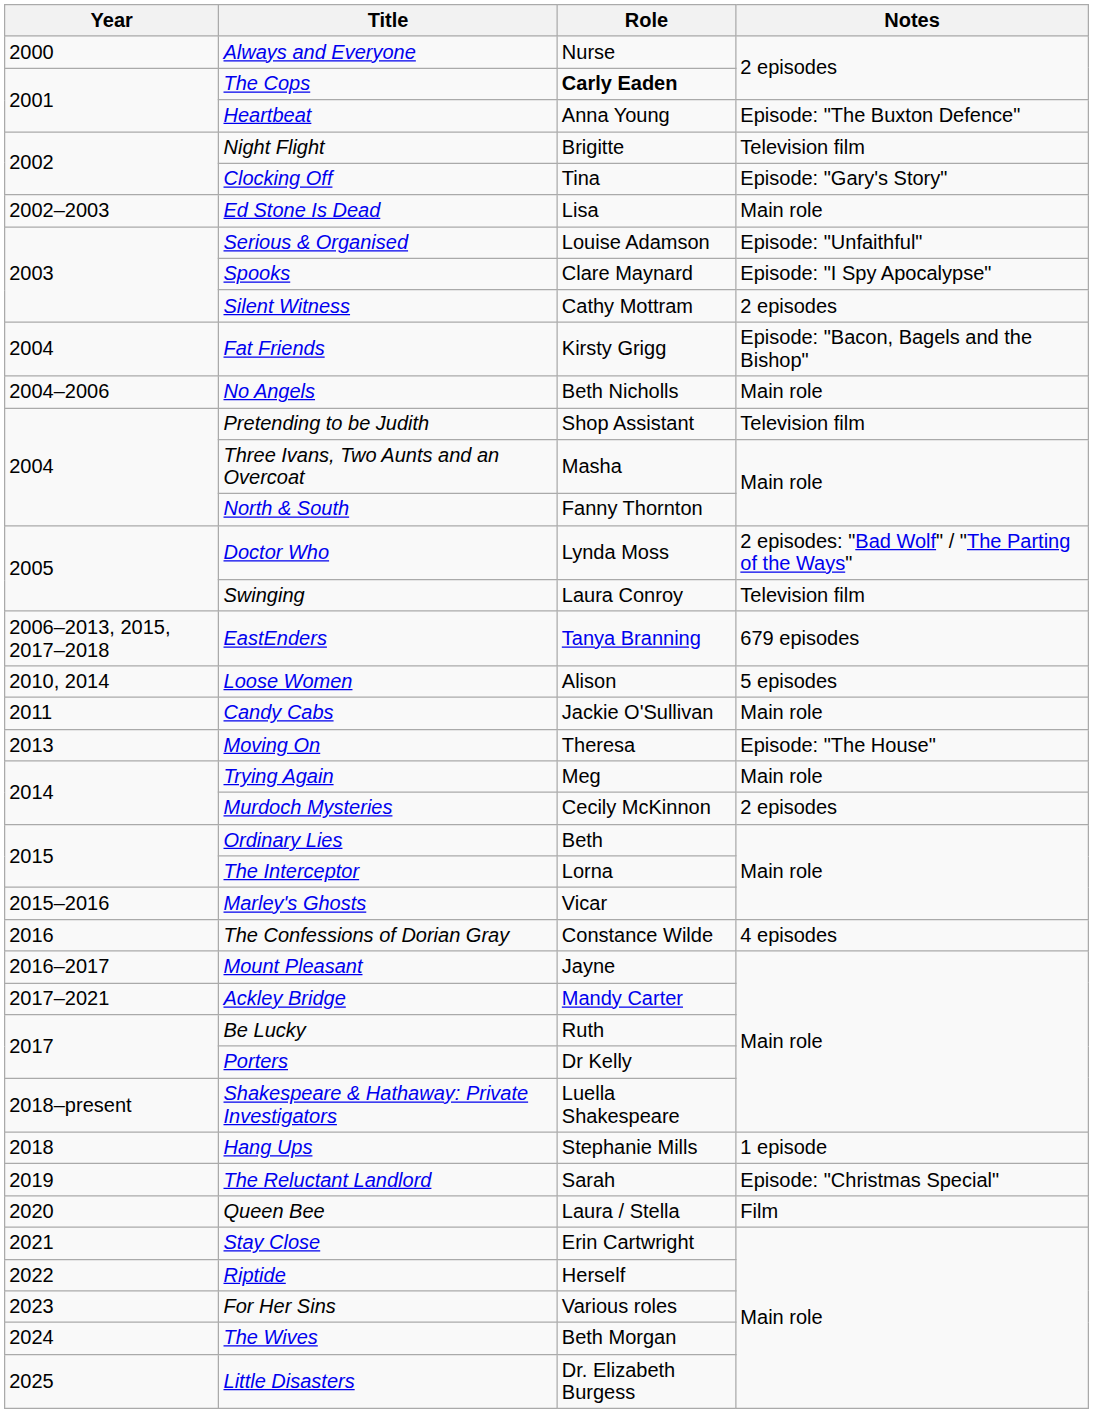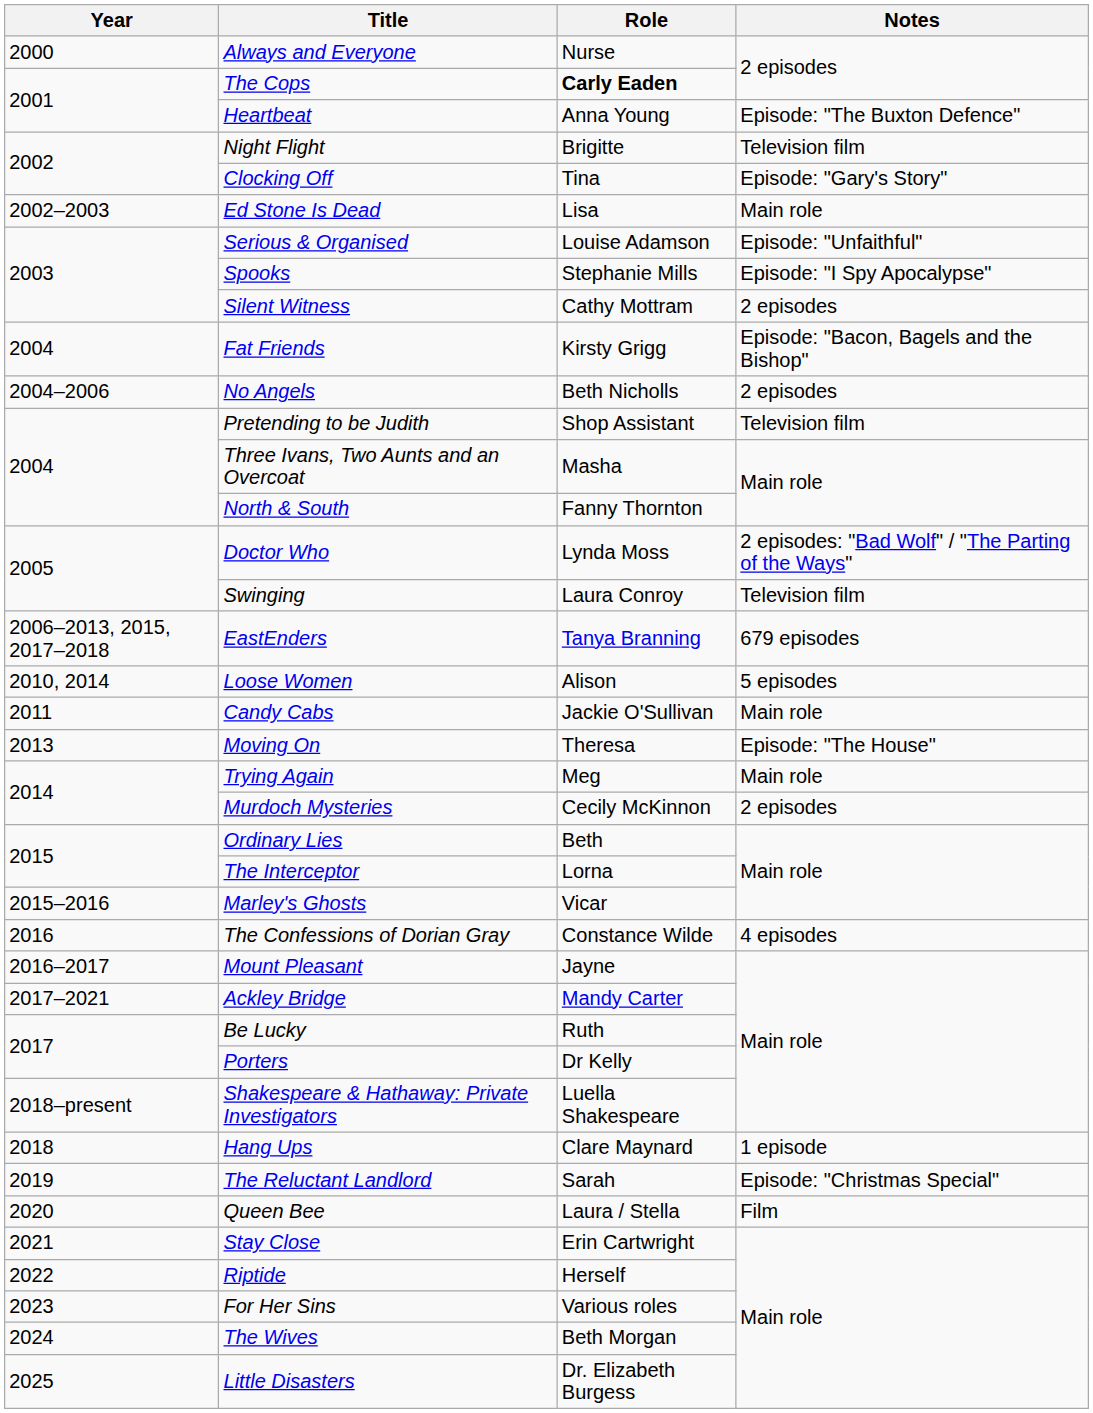(627, 274) Clare Maynard -> (630, 274) Stephanie Mills
(781, 391) Main role -> (789, 391) 2 episodes
(630, 1147) Stephanie Mills -> (627, 1147) Clare Maynard
